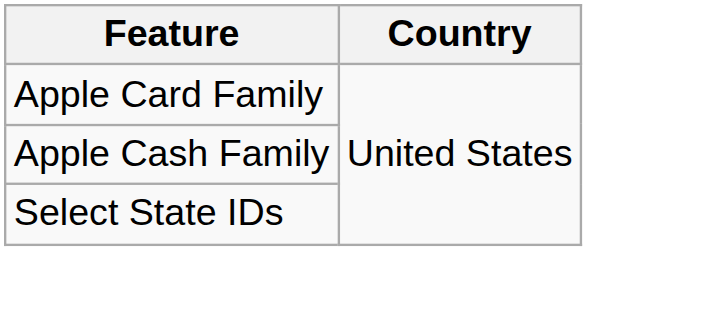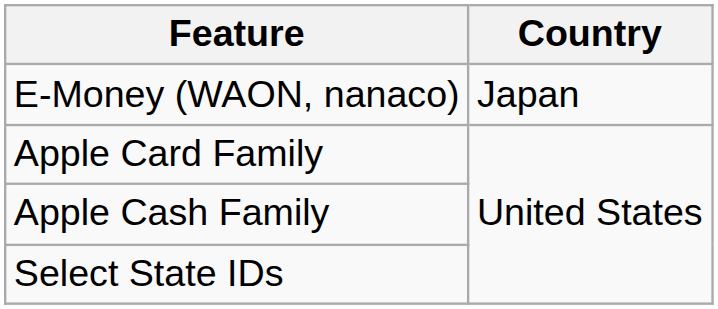+ row: (237, 93)
